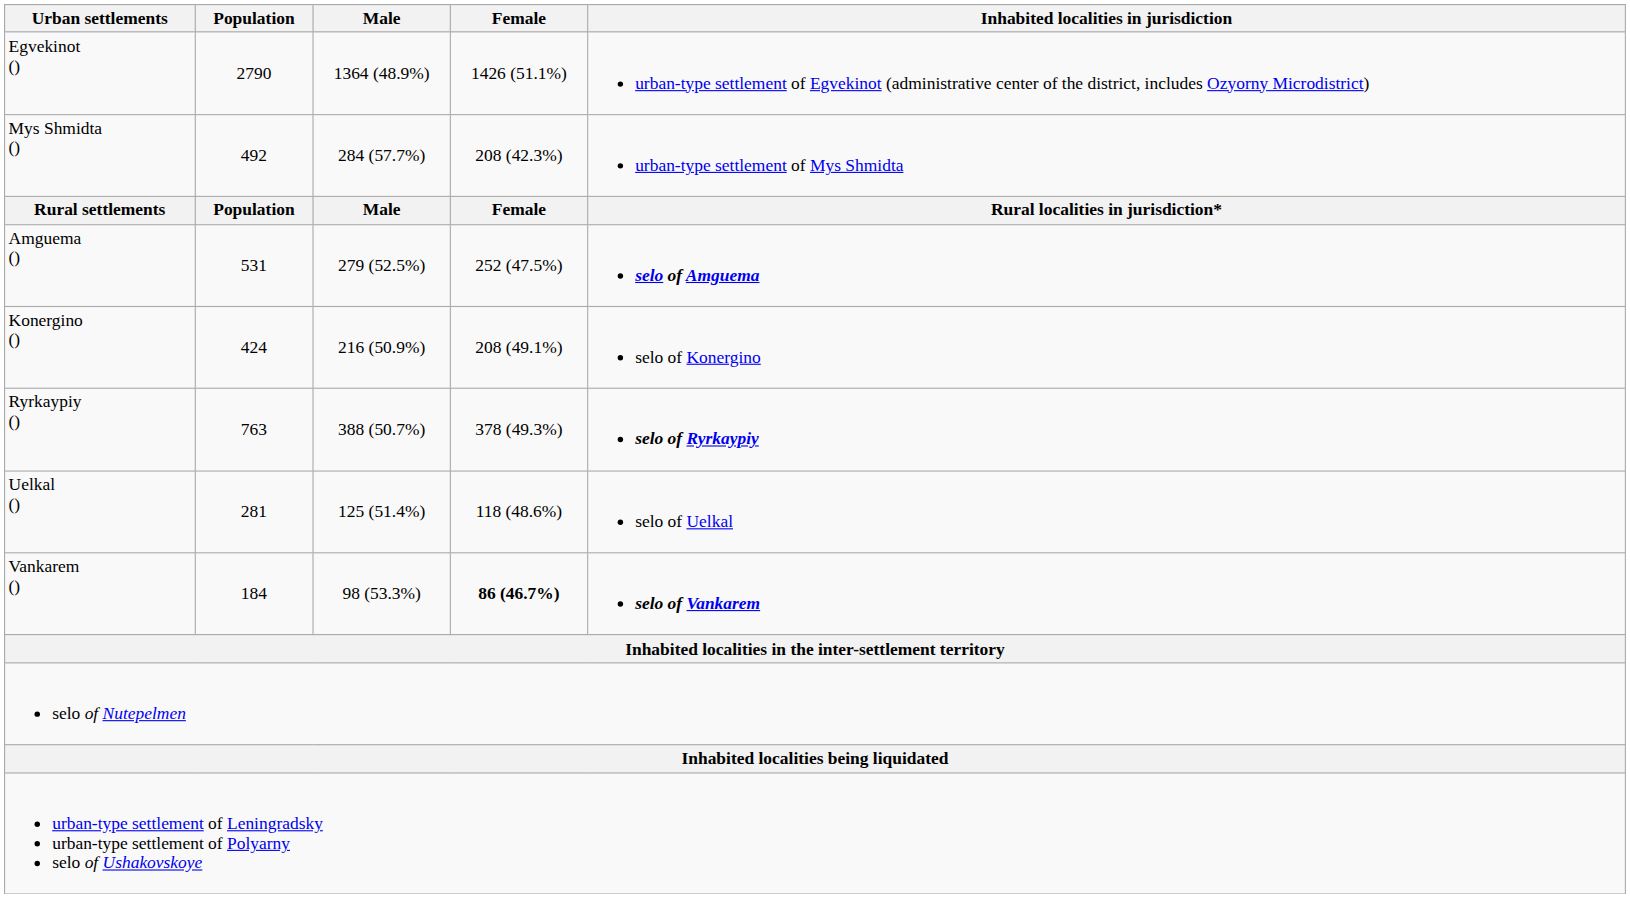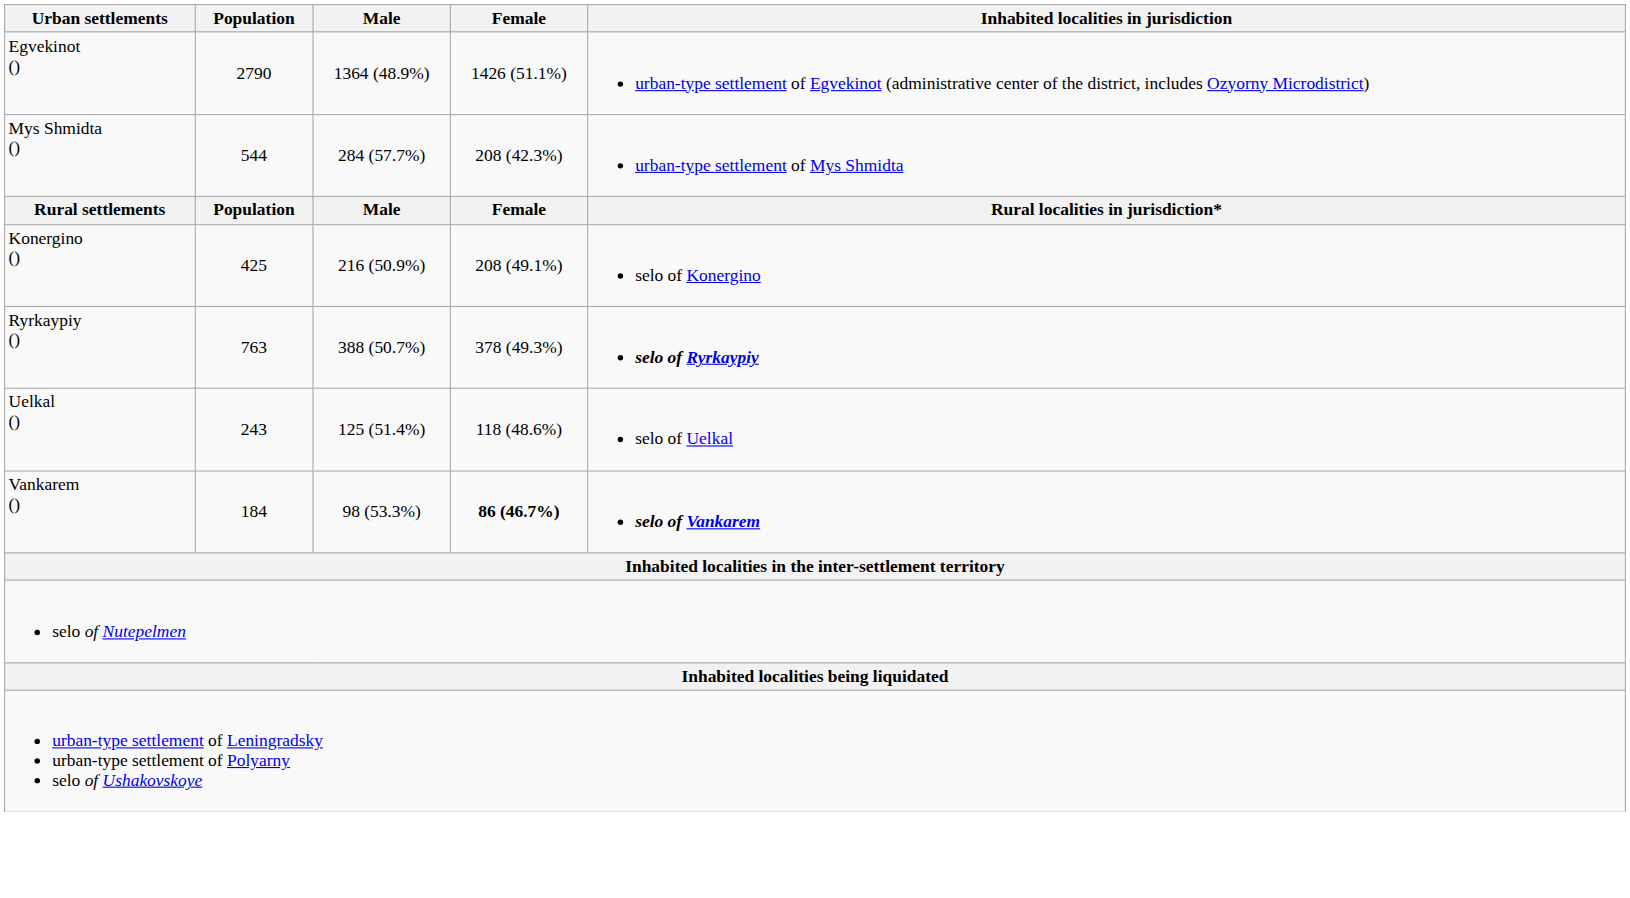(254, 155) 492 -> (254, 155) 544
- row: (45, 247)
(254, 347) 424 -> (254, 265) 425
(254, 511) 281 -> (254, 429) 243
